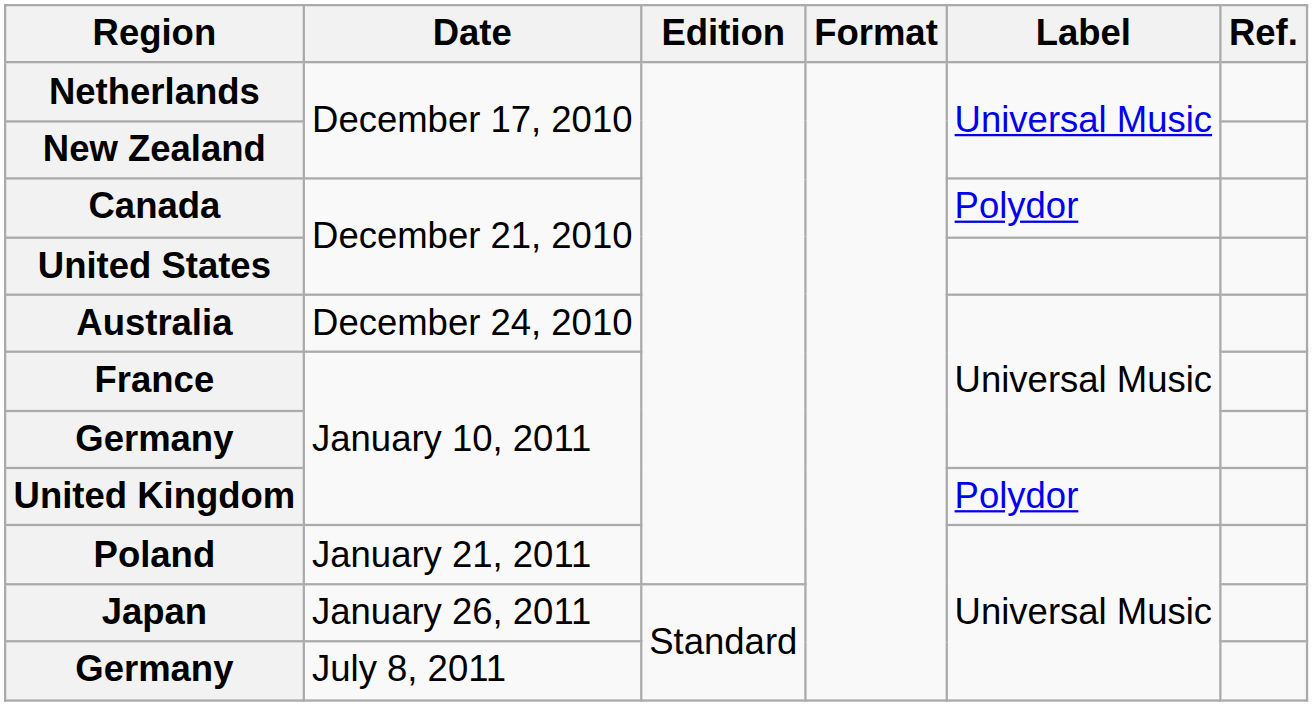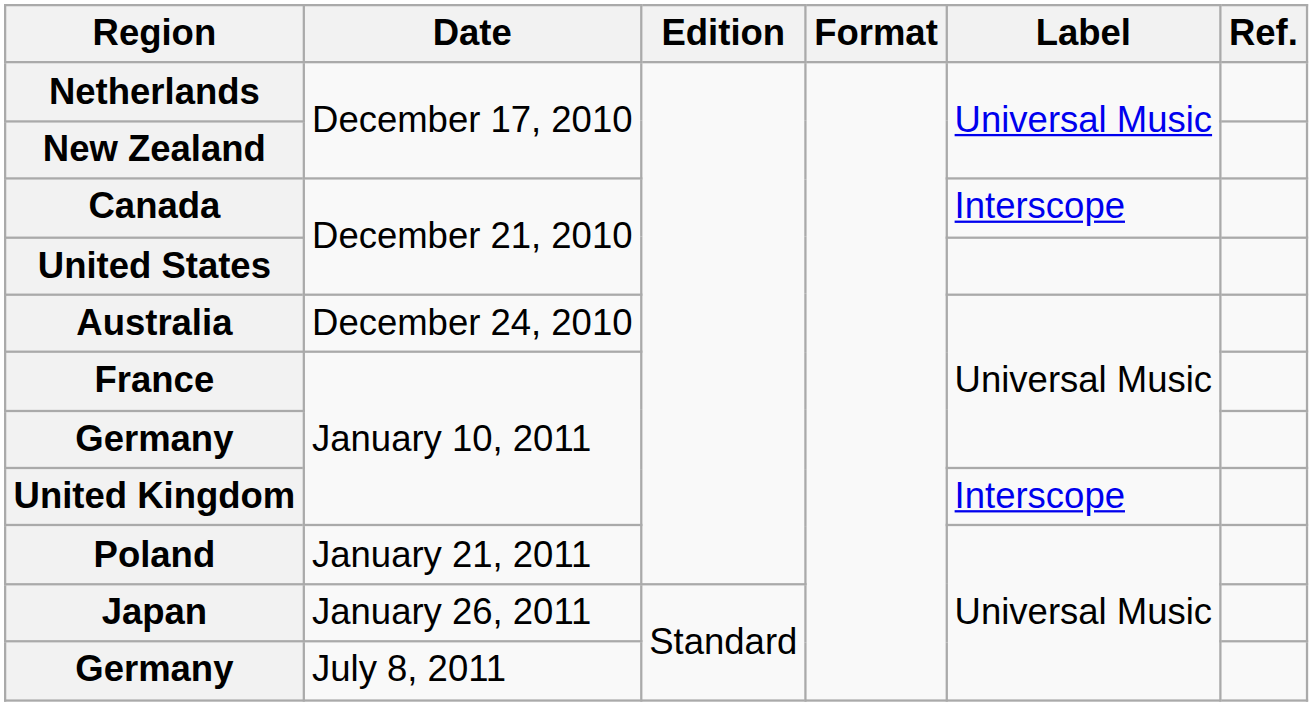(1016, 206) Polydor -> (1040, 206) Interscope
(1016, 496) Polydor -> (1040, 496) Interscope
